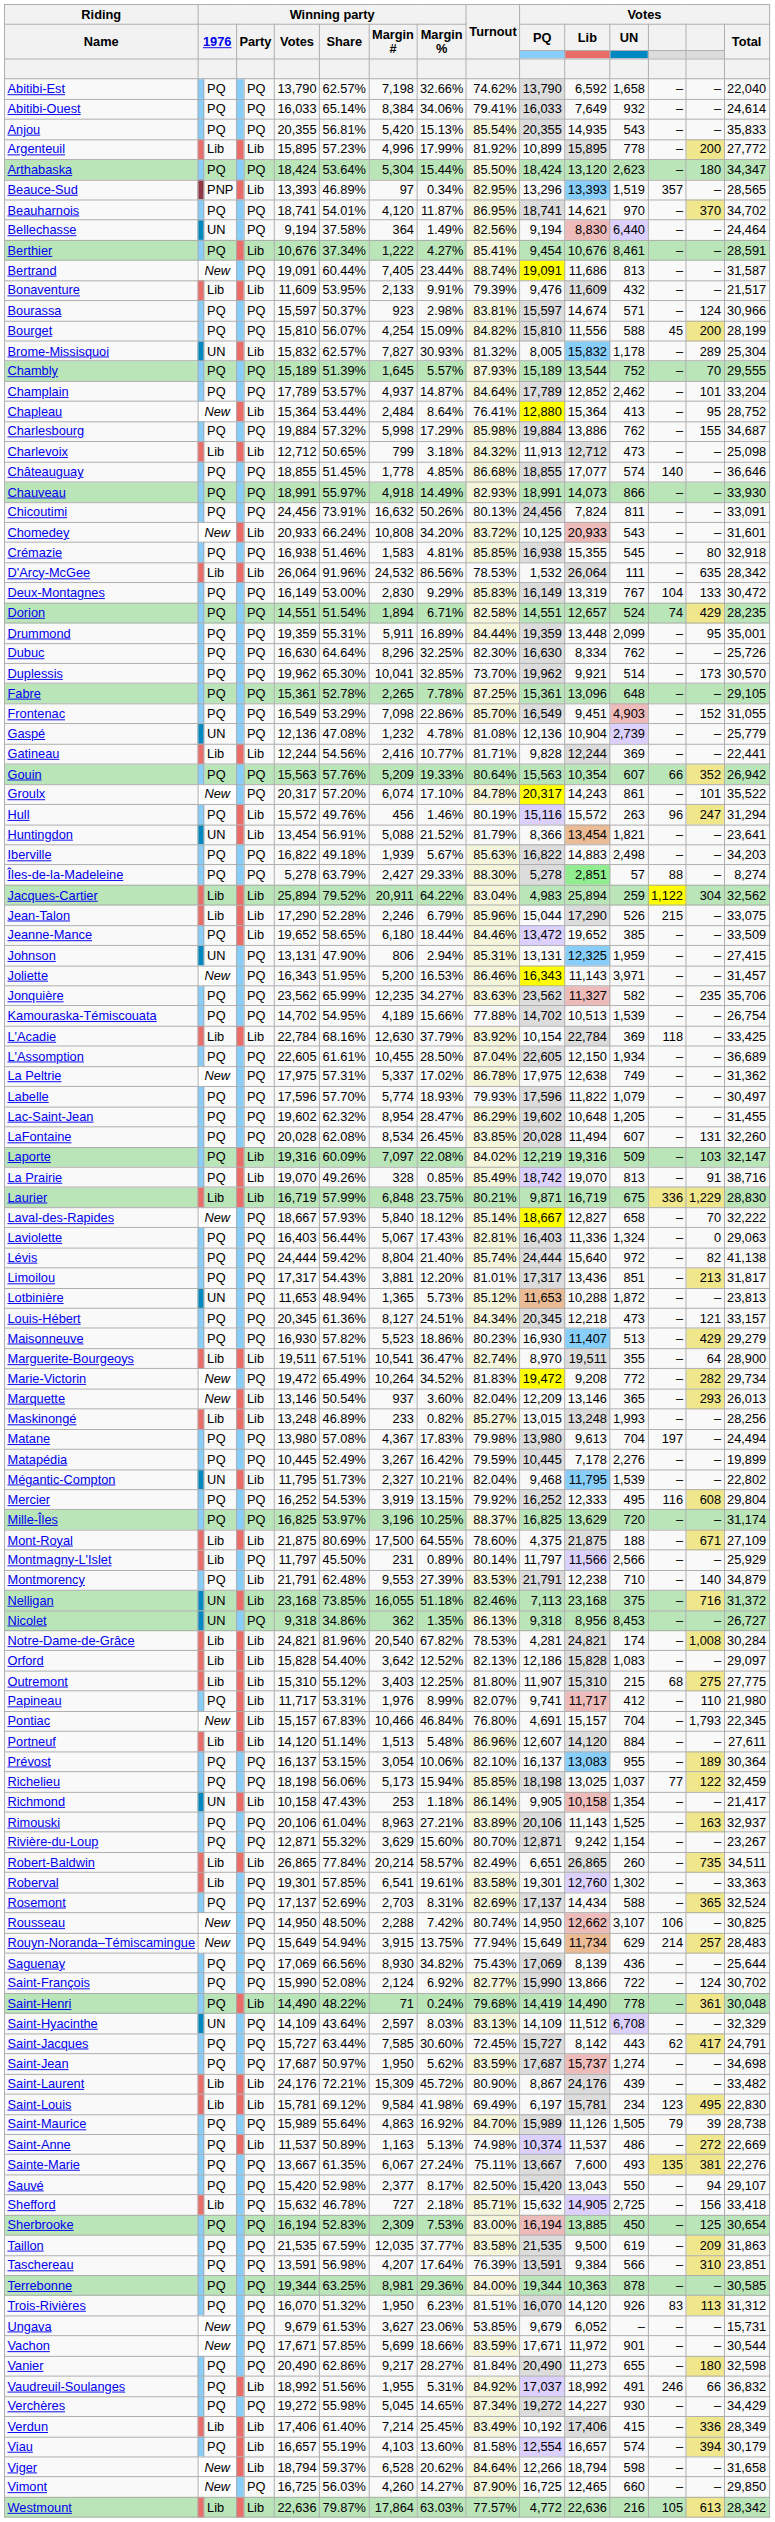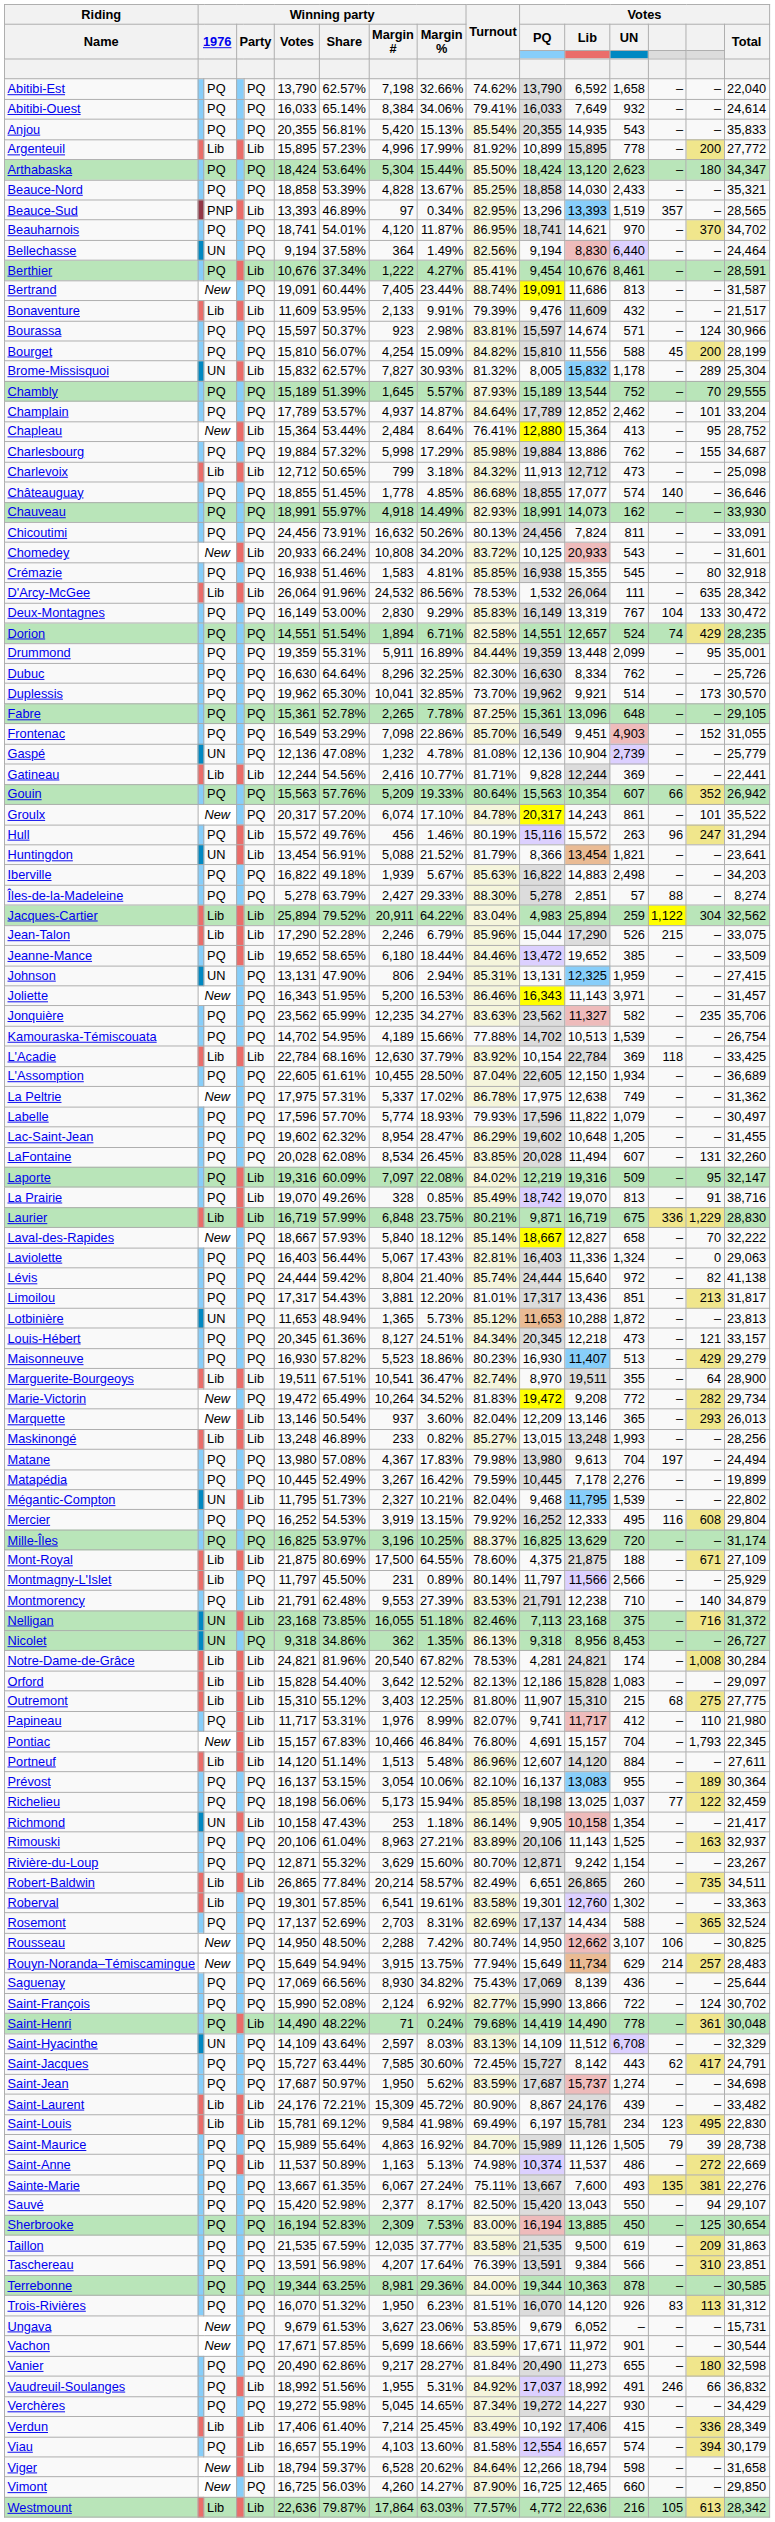+ row: (45, 189)
(634, 492) 866 -> (634, 512) 162
(591, 875) lightgreen background -> (591, 895) no background
(710, 1157) 103 -> (714, 1177) 95
- row: (32, 2205)
